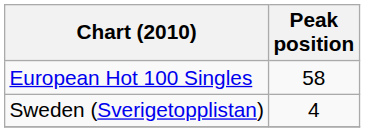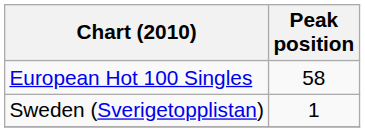(314, 110) 4 -> (314, 110) 1
